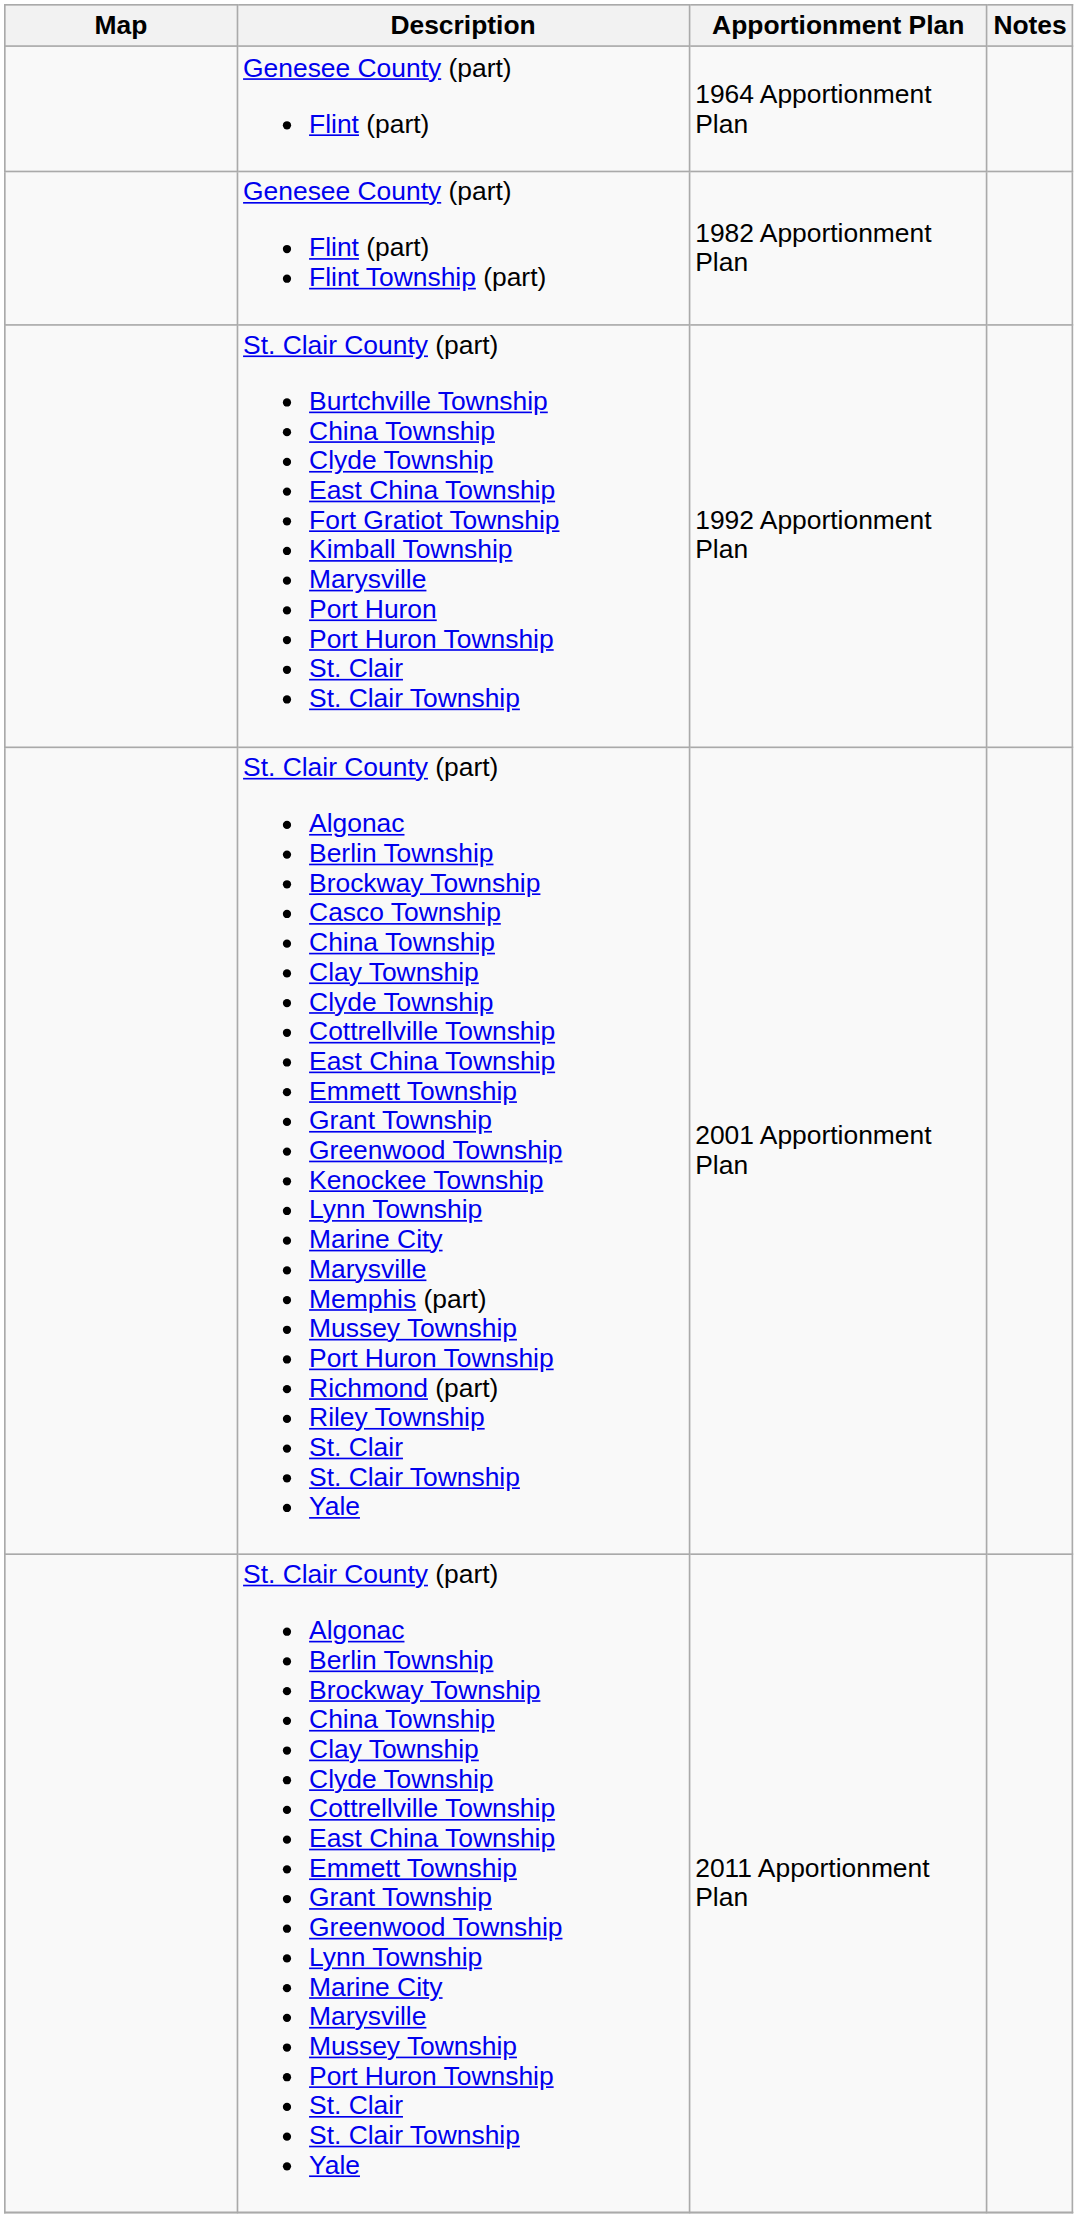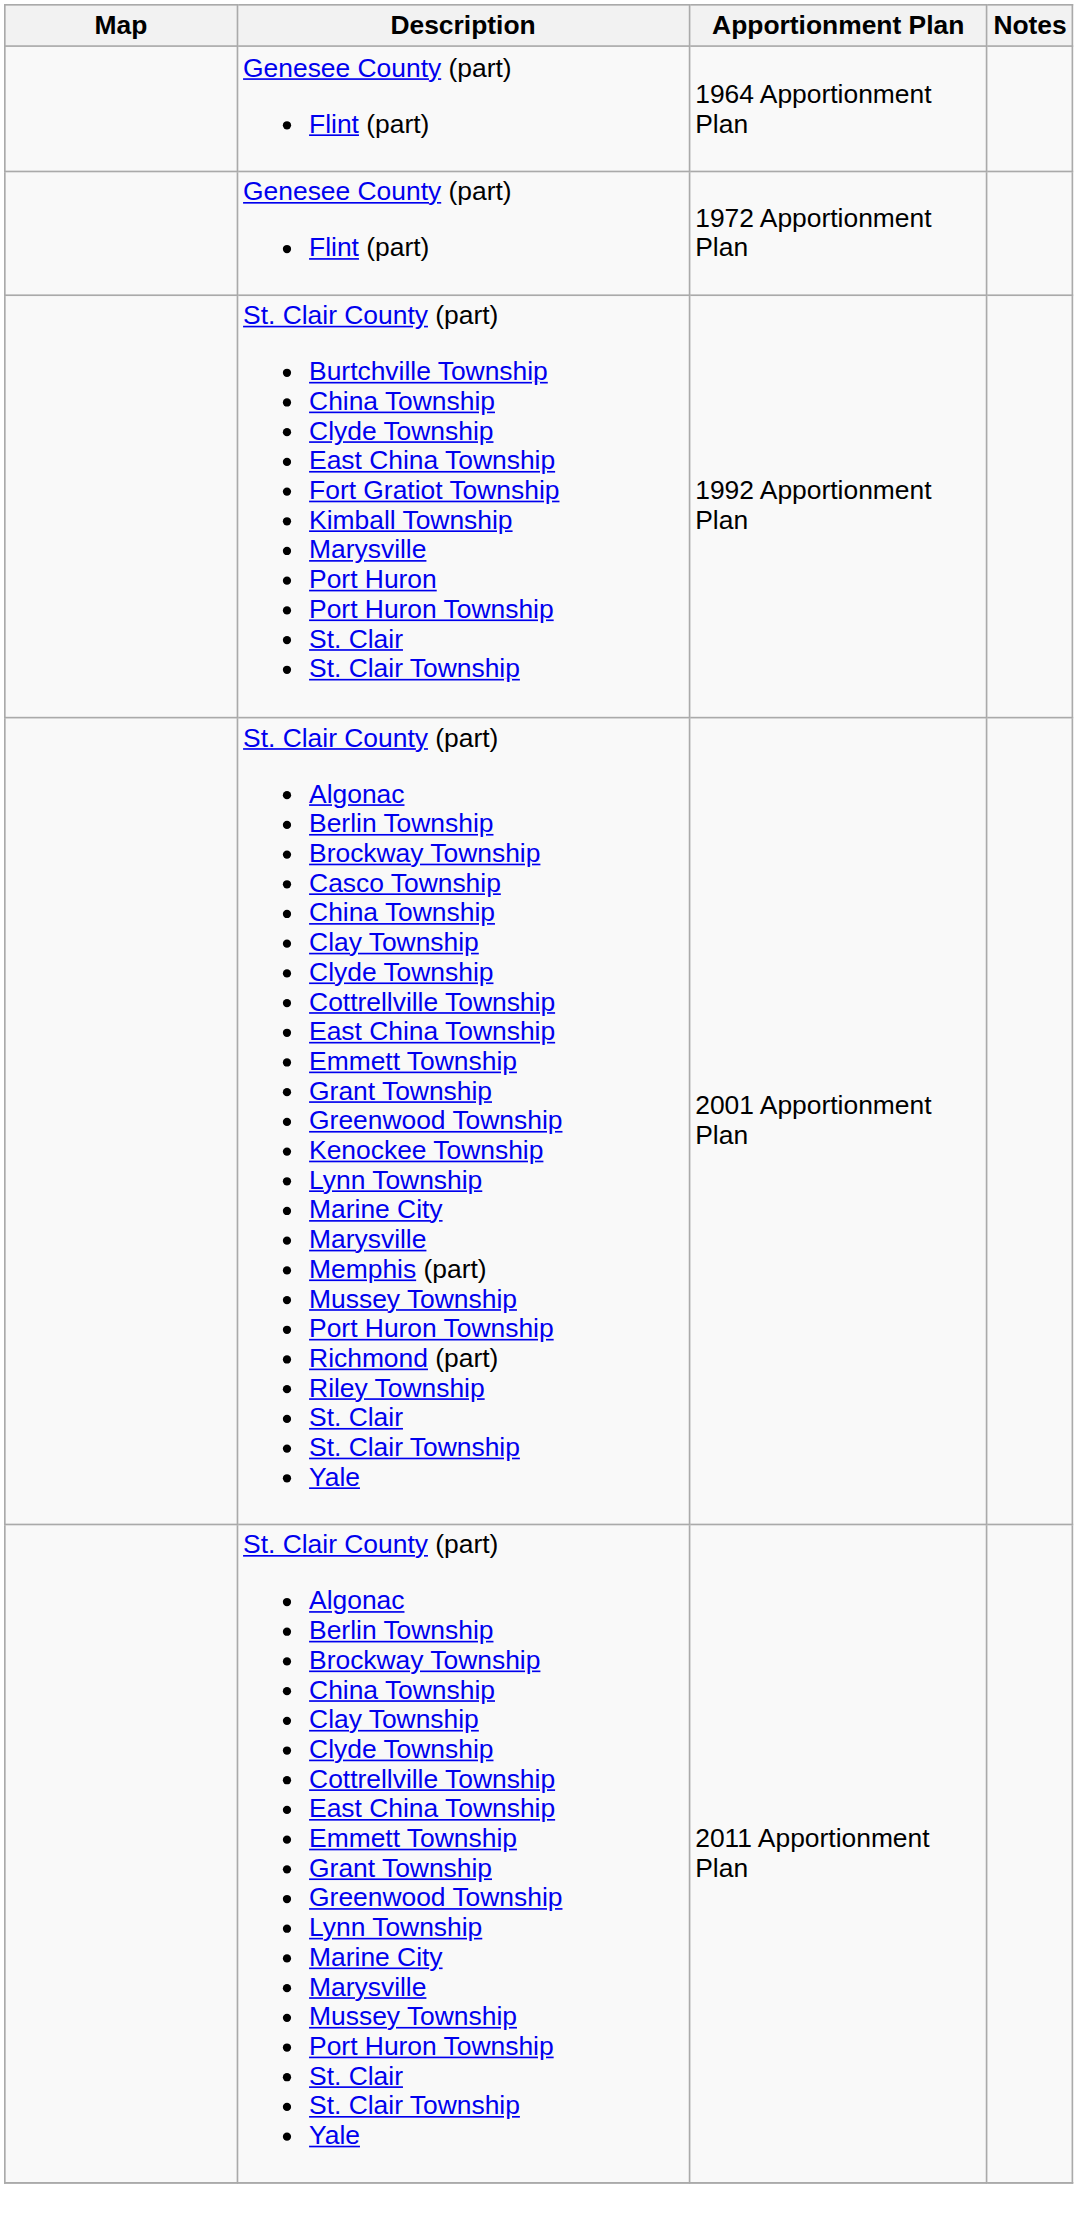+ row: (813, 232)
- row: (813, 247)
